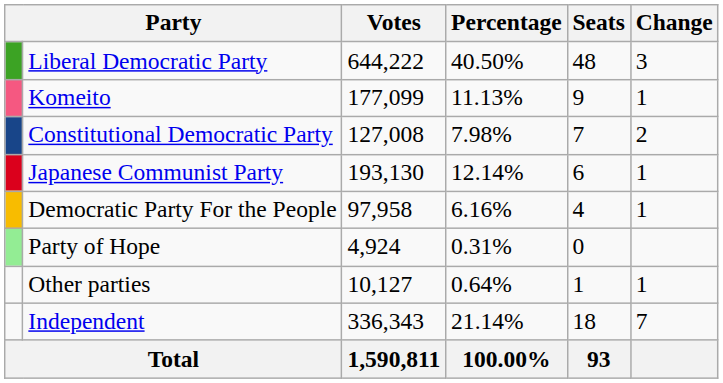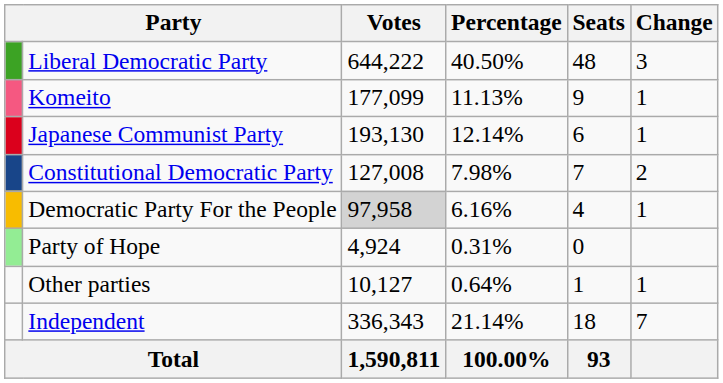rows swapped: (181, 135) <-> (156, 172)
(380, 209) no background -> (380, 209) lightgrey background
